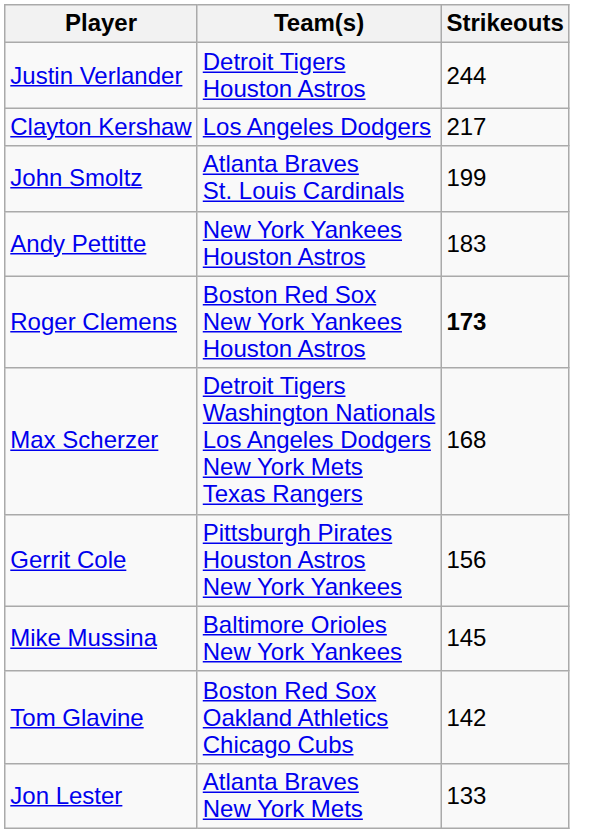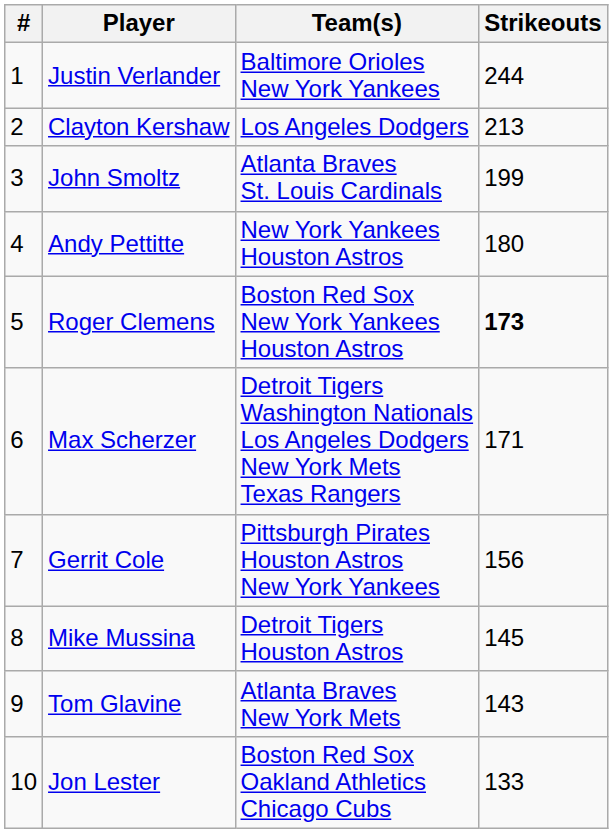+ column: (24, 23)
(284, 75) Detroit Tigers Houston Astros -> (340, 75) Baltimore Orioles New York Yankees
(466, 126) 217 -> (504, 126) 213
(466, 243) 183 -> (504, 243) 180
(466, 440) 168 -> (504, 440) 171
(302, 638) Baltimore Orioles New York Yankees -> (322, 638) Detroit Tigers Houston Astros
(295, 717) Boston Red Sox Oakland Athletics Chicago Cubs -> (321, 703) Atlanta Braves New York Mets
(466, 717) 142 -> (504, 703) 143
(283, 795) Atlanta Braves New York Mets -> (333, 782) Boston Red Sox Oakland Athletics Chicago Cubs
